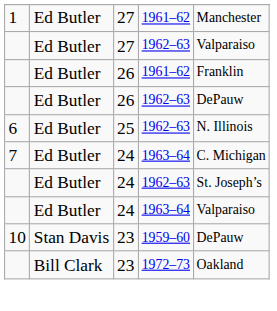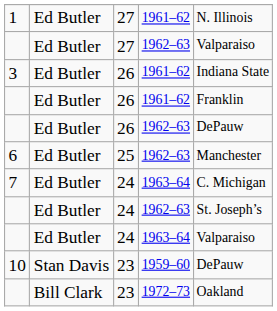(229, 18) Manchester -> (225, 18) N. Illinois
+ row: (13, 73)
(225, 127) N. Illinois -> (229, 155) Manchester
